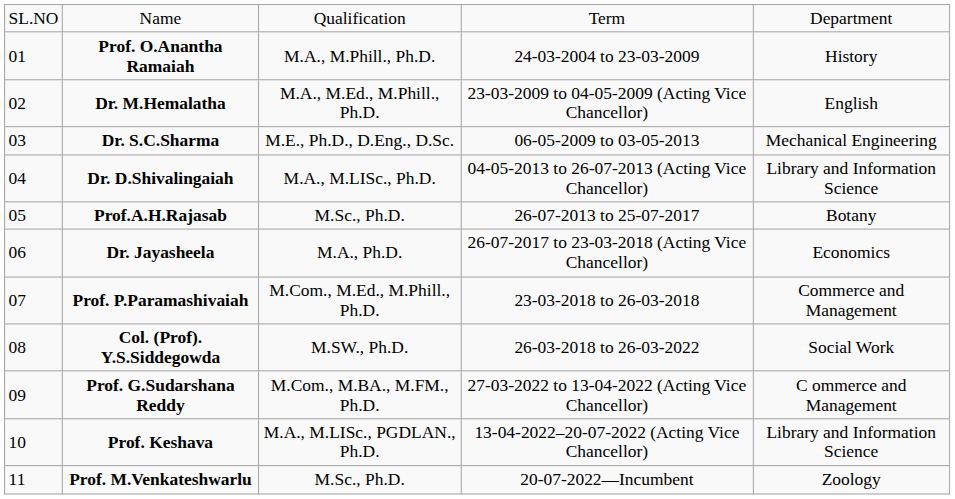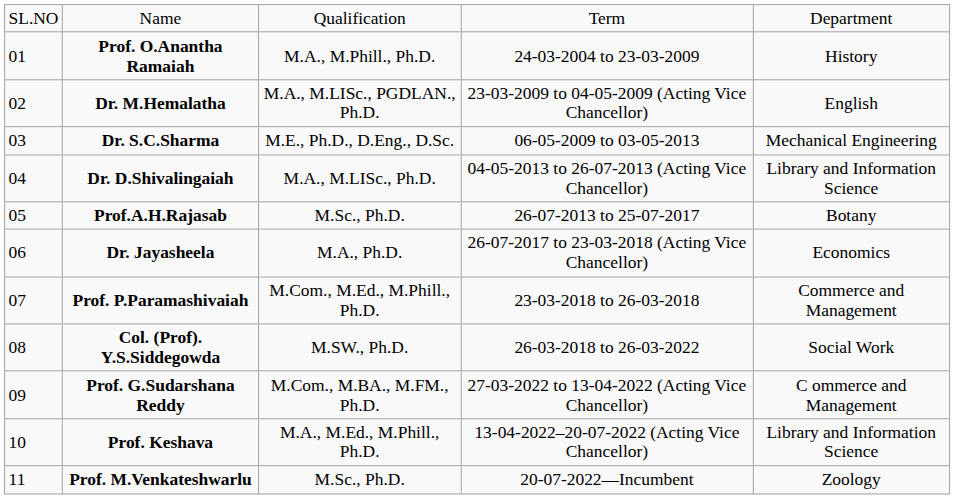(360, 103) M.A., M.Ed., M.Phill., Ph.D. -> (360, 103) M.A., M.LISc., PGDLAN., Ph.D.
(360, 442) M.A., M.LISc., PGDLAN., Ph.D. -> (360, 442) M.A., M.Ed., M.Phill., Ph.D.
